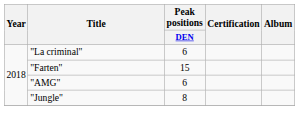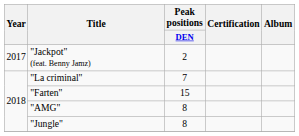+ row: (60, 57)
(185, 52) 6 -> (185, 78) 7
(185, 82) 6 -> (185, 108) 8
